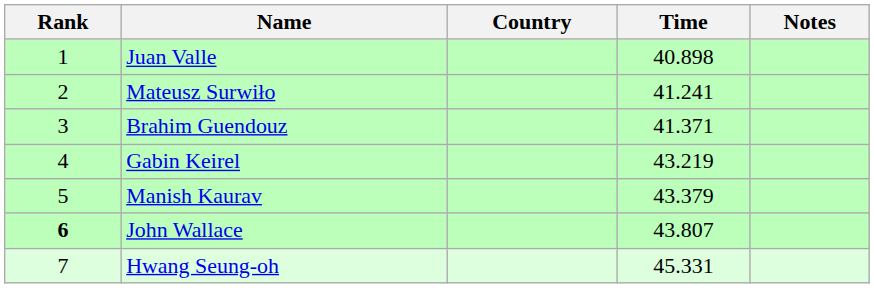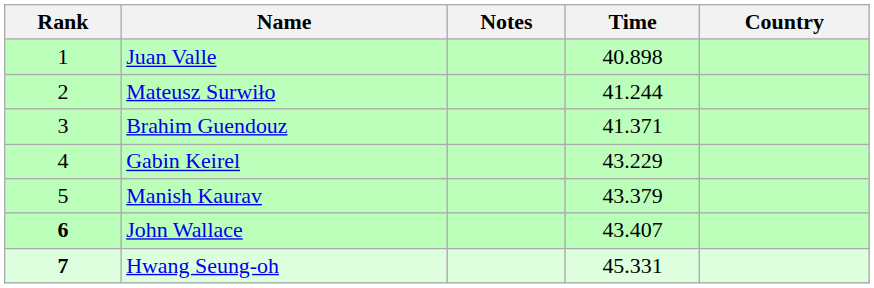columns swapped: (532, 21) <-> (810, 21)
(683, 91) 41.241 -> (633, 91) 41.244
(683, 160) 43.219 -> (633, 160) 43.229
(683, 230) 43.807 -> (633, 230) 43.407
(63, 265) normal -> (63, 265) bold
